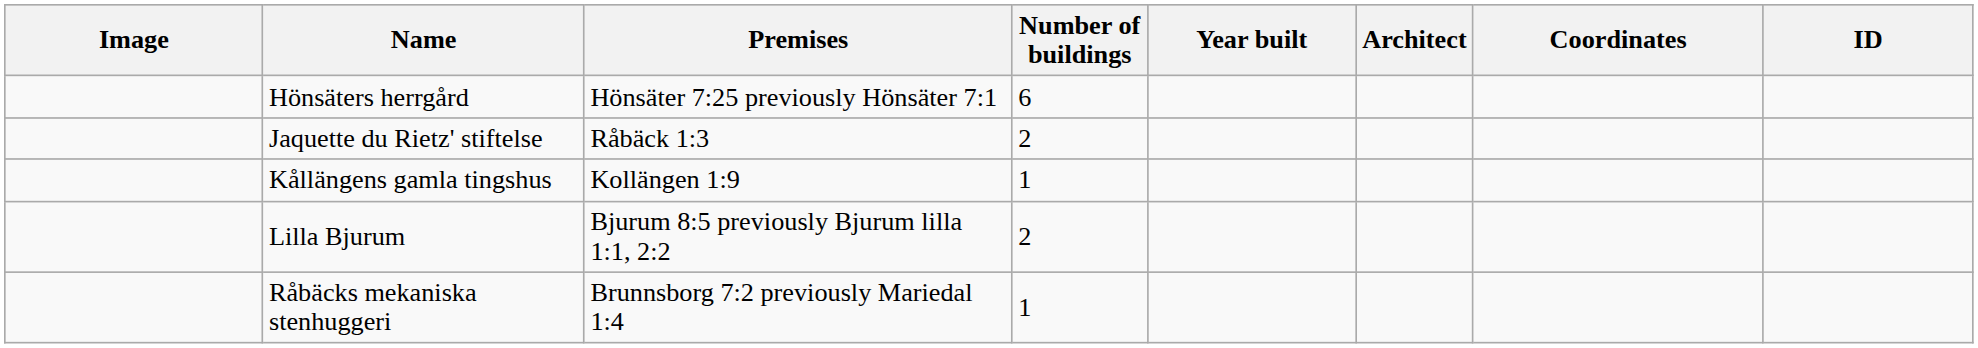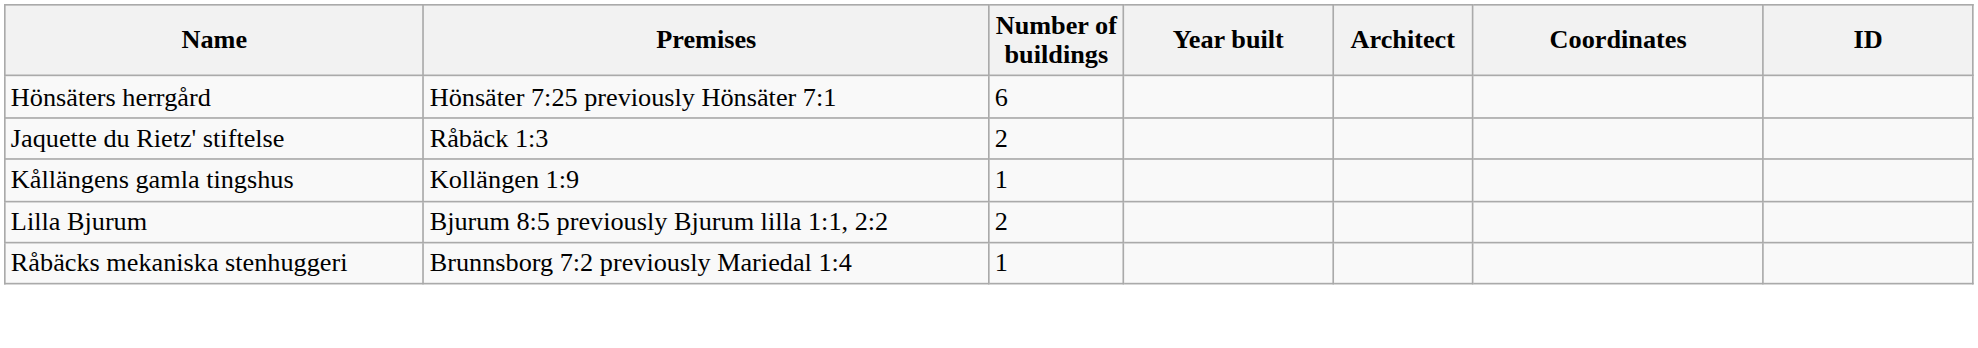- column: (134, 40)
